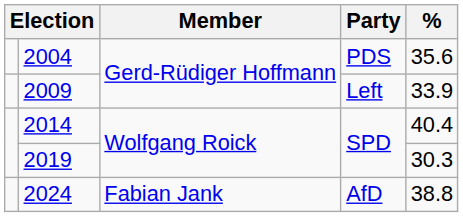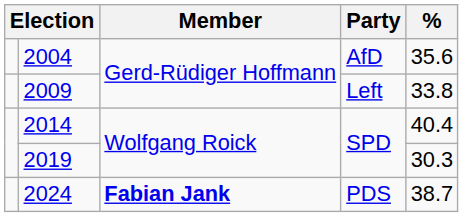(369, 56) PDS -> (364, 56) AfD
(432, 90) 33.9 -> (432, 90) 33.8
(164, 194) normal -> (167, 194) bold
(364, 194) AfD -> (369, 194) PDS
(432, 194) 38.8 -> (432, 194) 38.7
